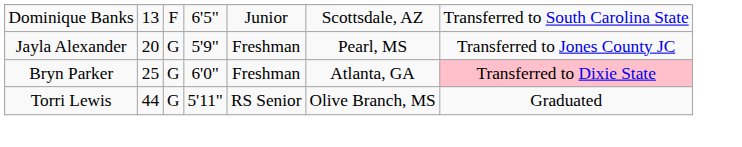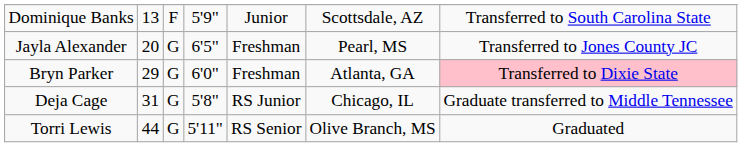(205, 18) 6'5" -> (205, 18) 5'9"
(205, 45) 5'9" -> (205, 45) 6'5"
(150, 73) 25 -> (150, 73) 29
+ row: (71, 100)
